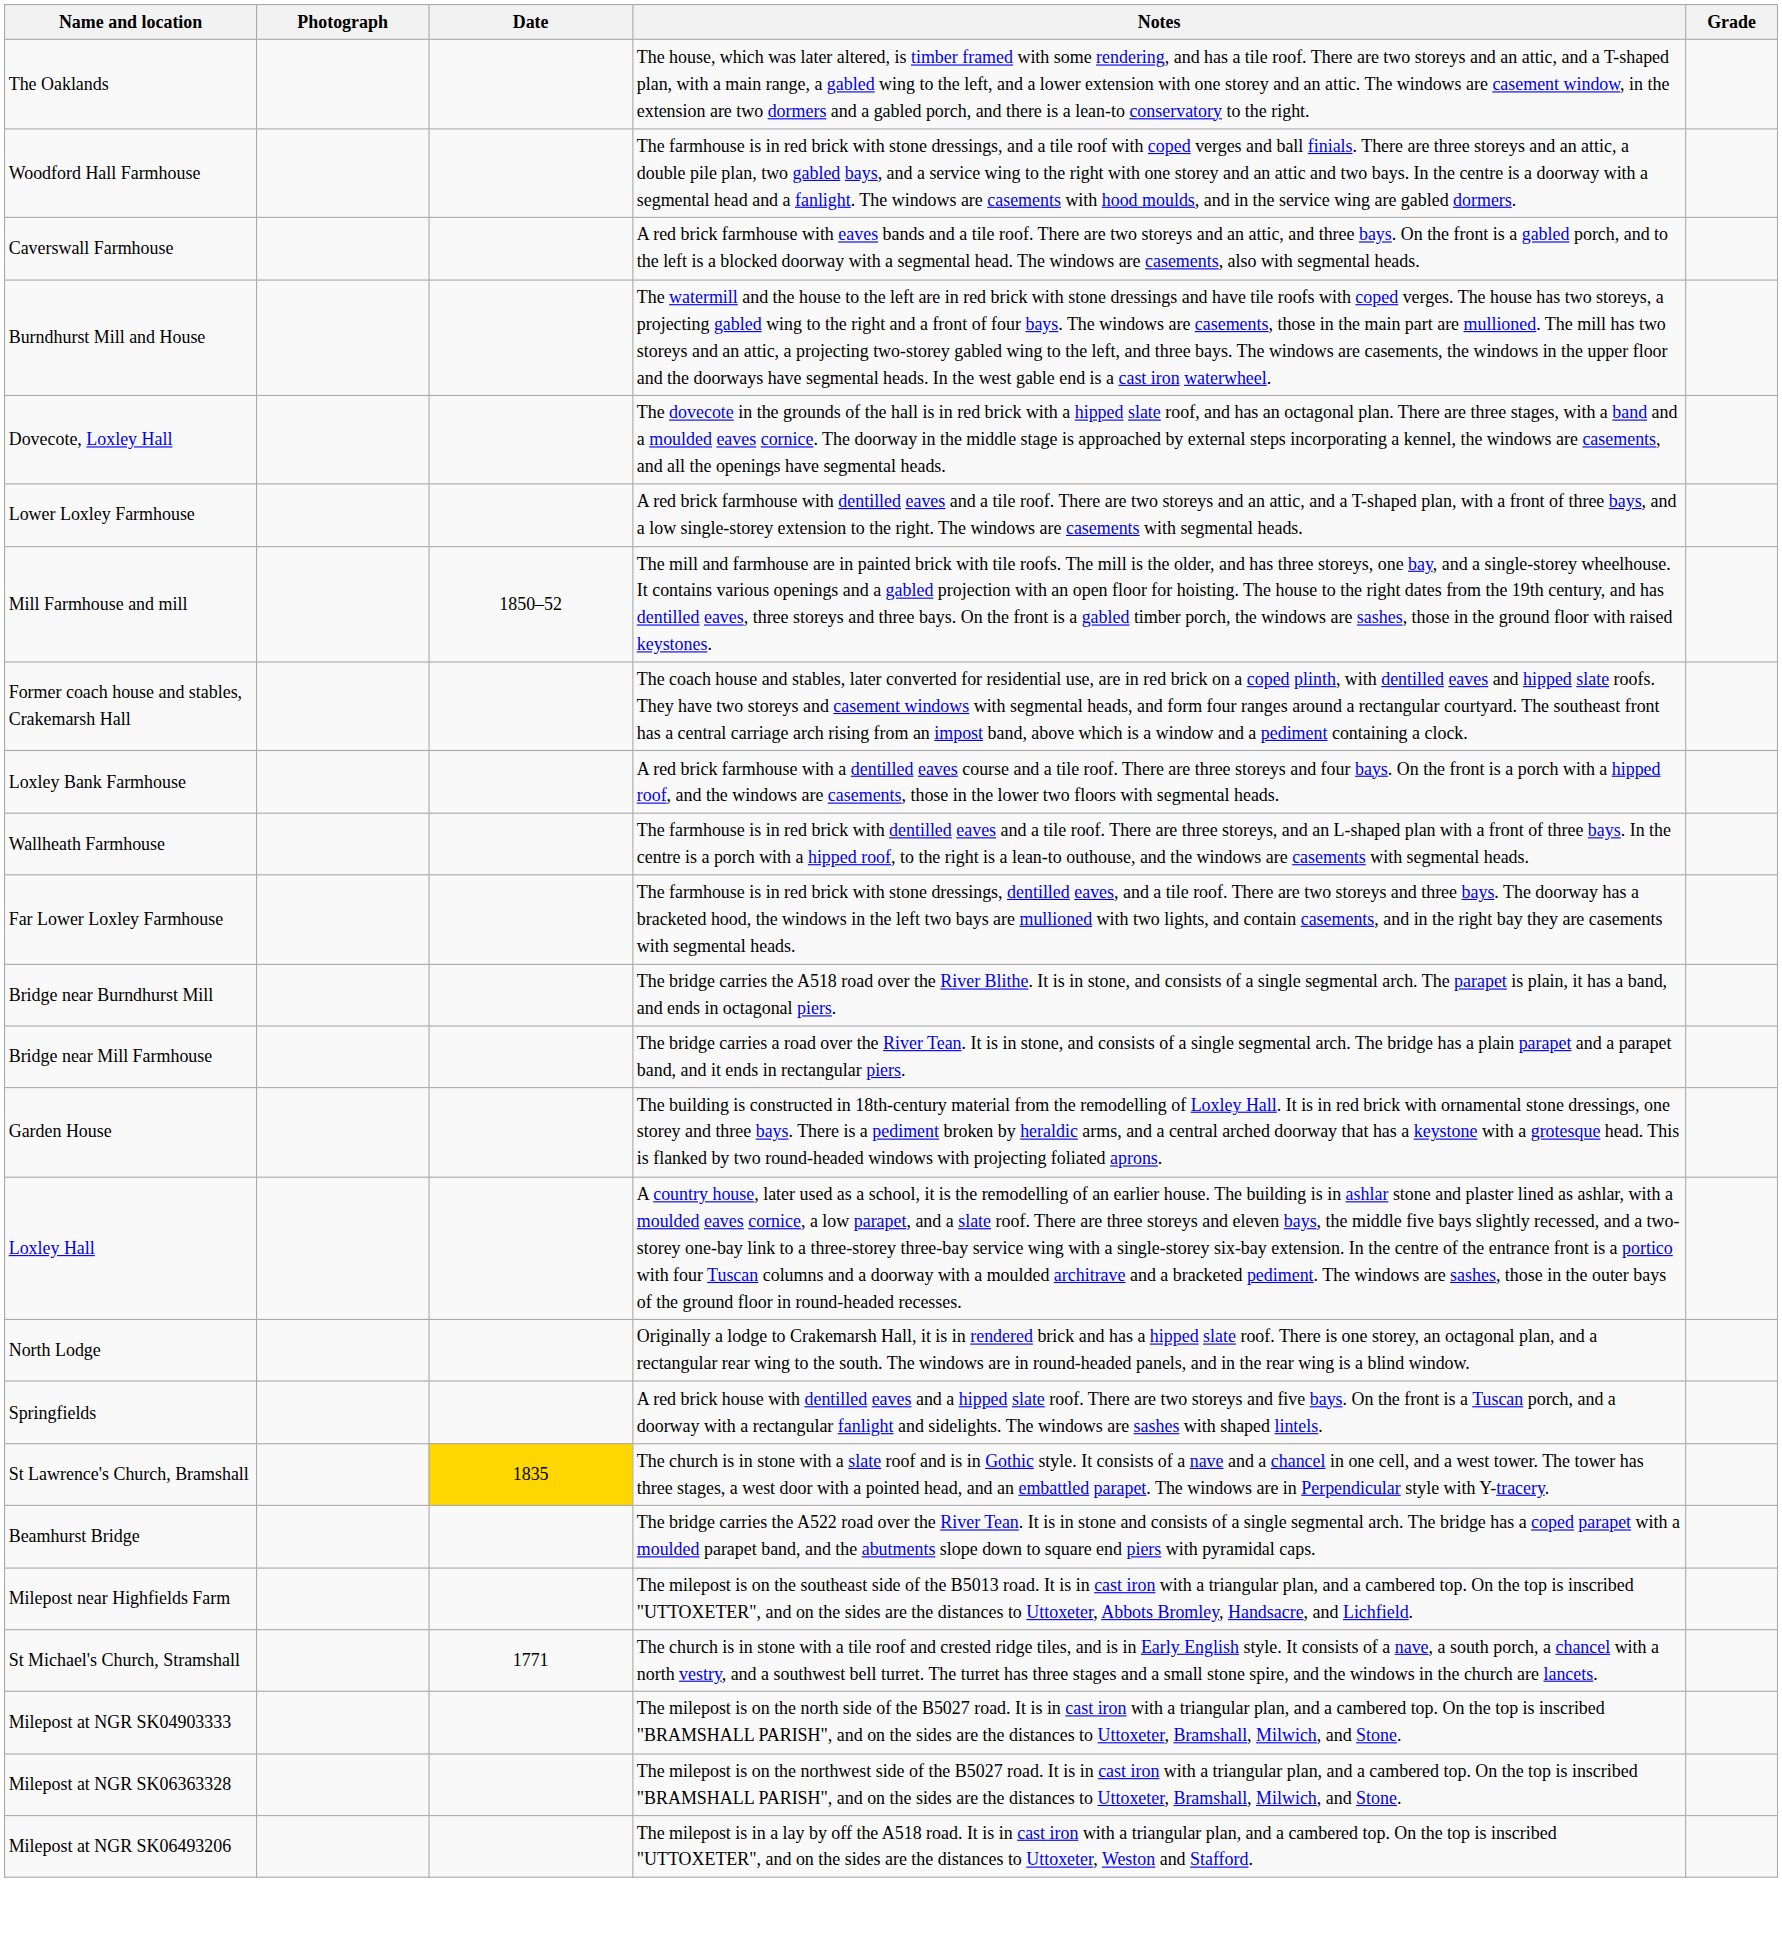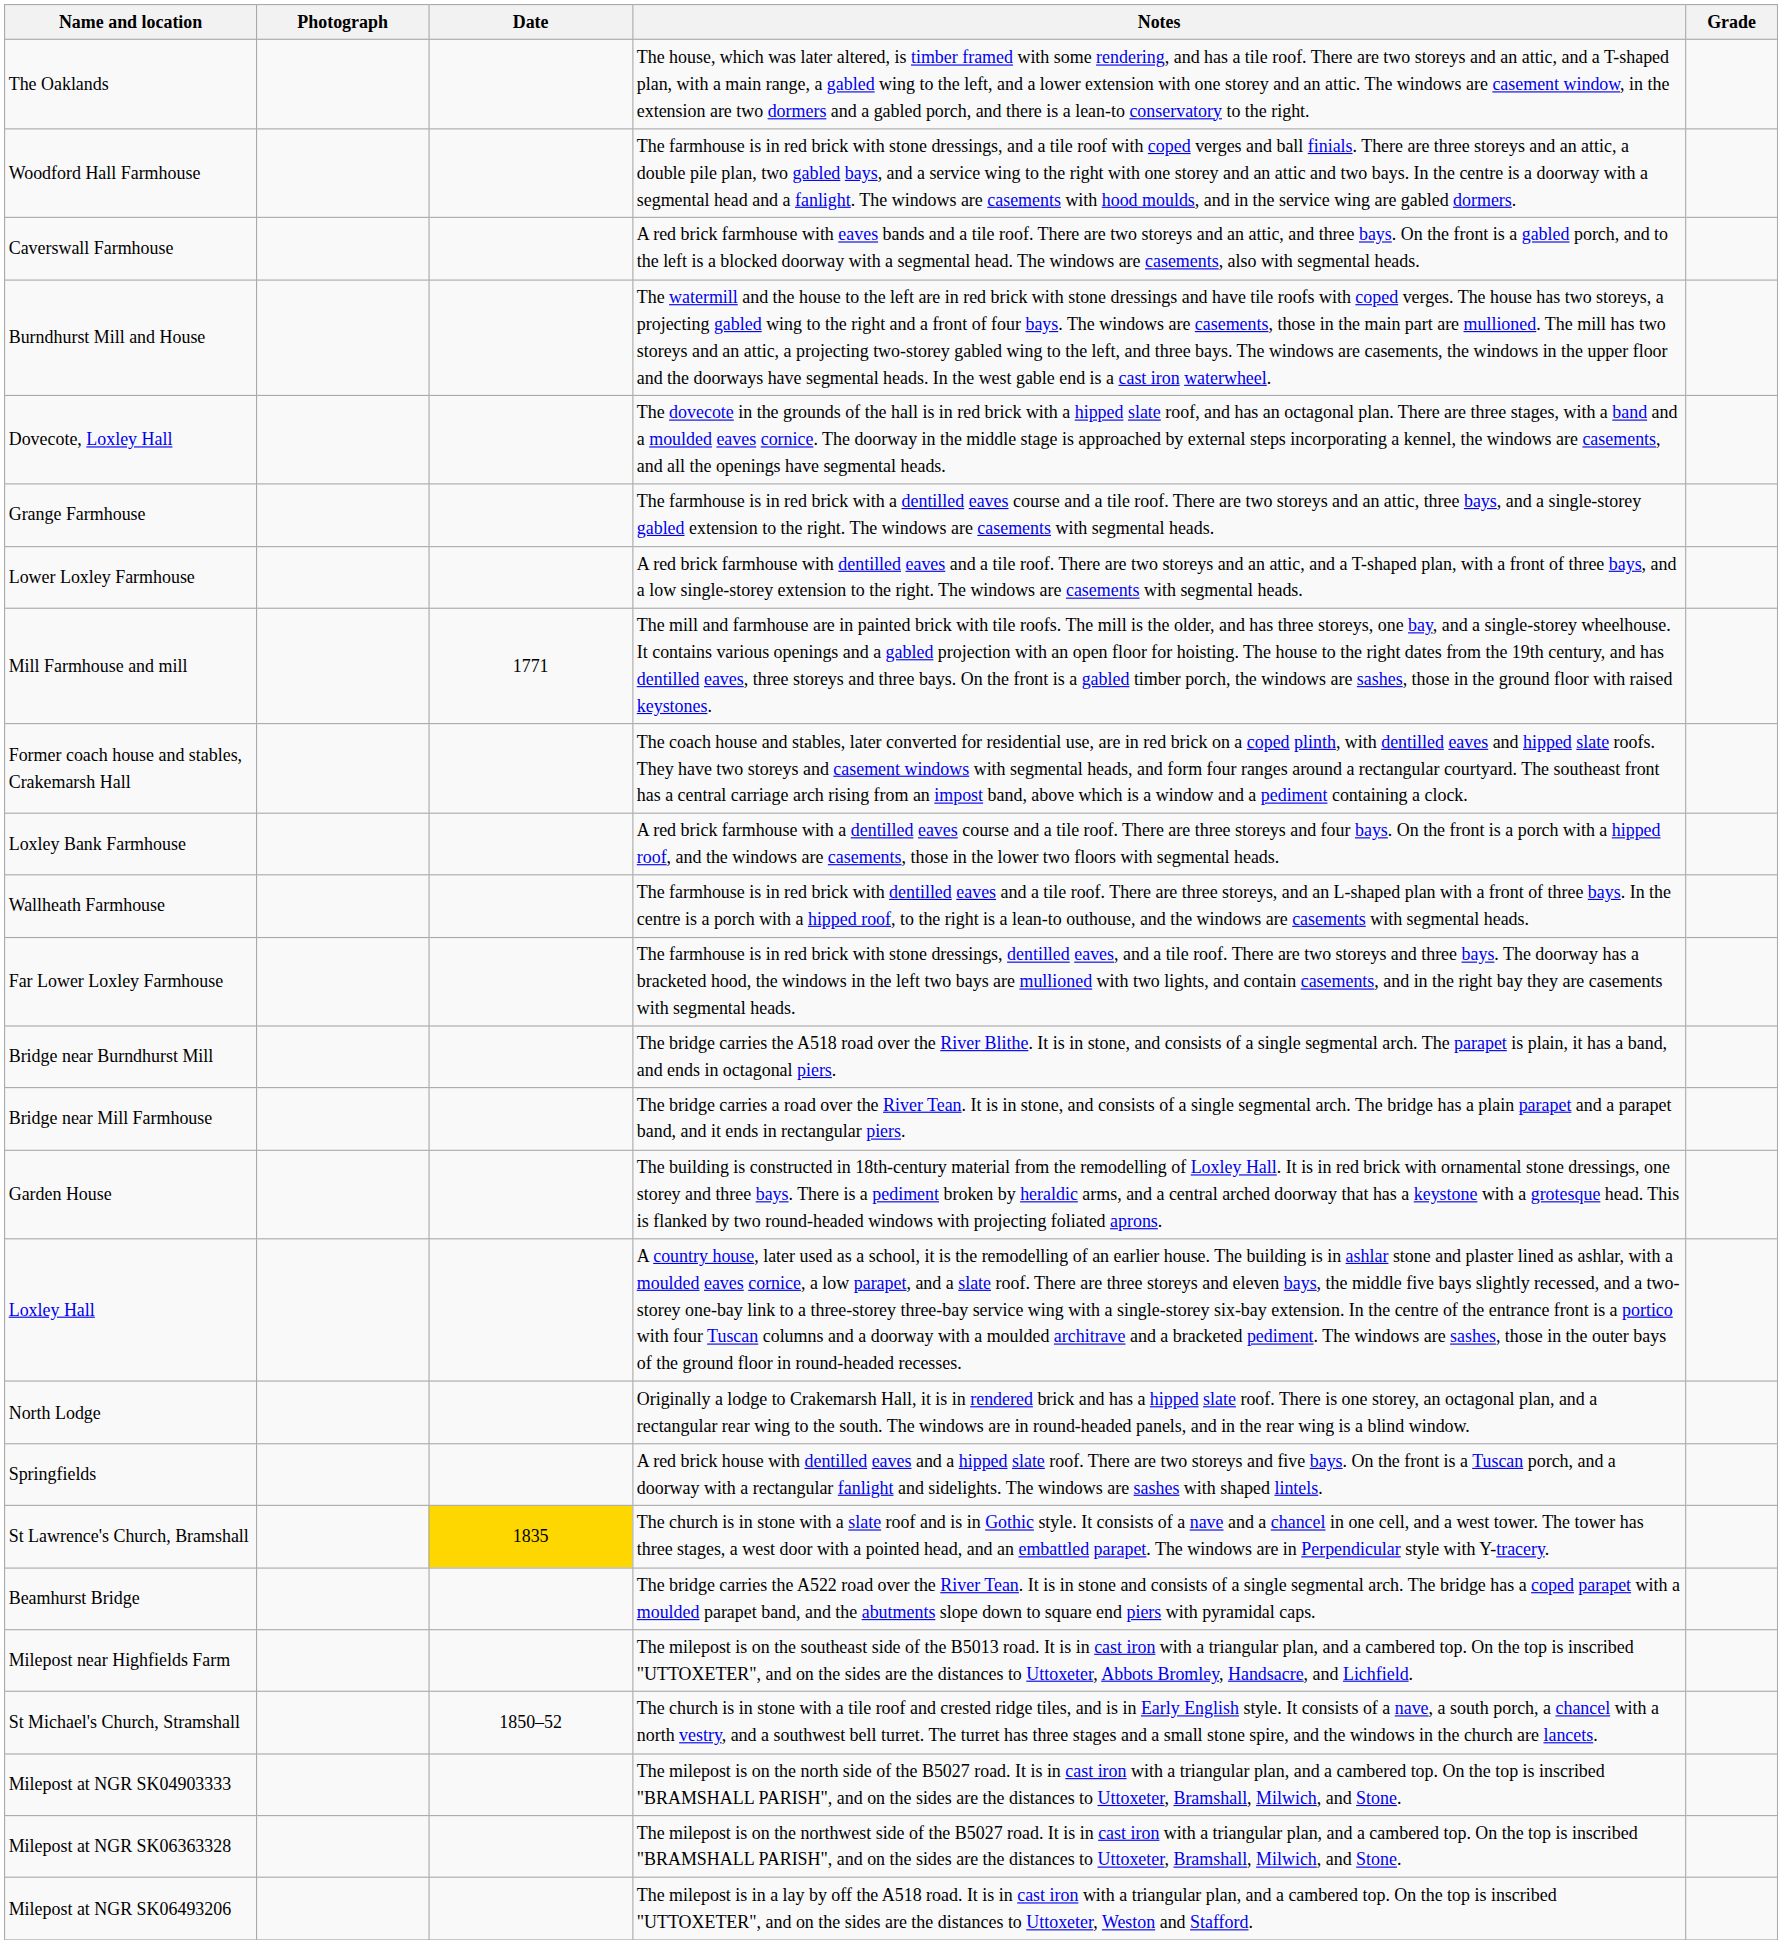+ row: (77, 515)
(531, 604) 1850–52 -> (531, 666) 1771
(531, 1660) 1771 -> (531, 1722) 1850–52
